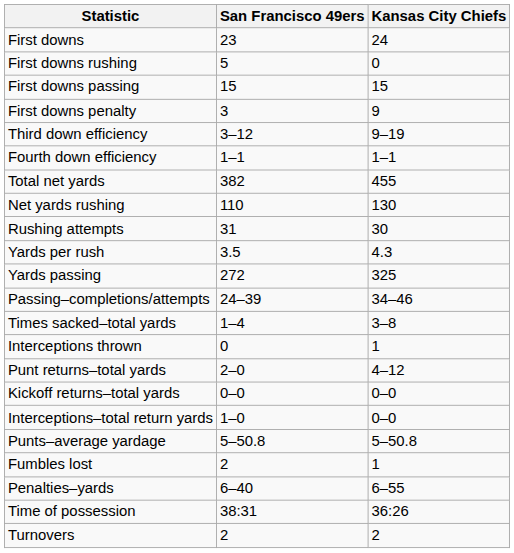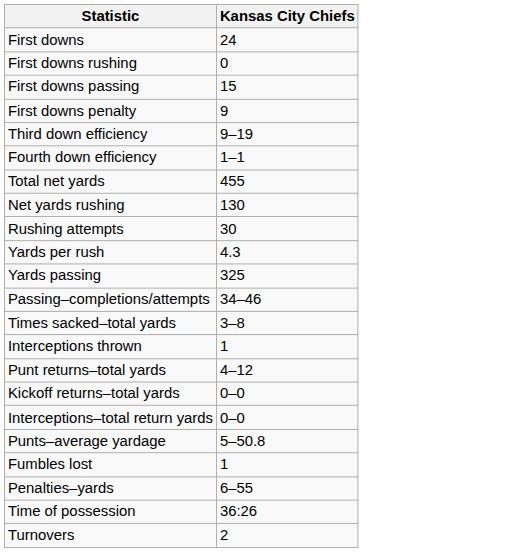- column: (292, 16)
